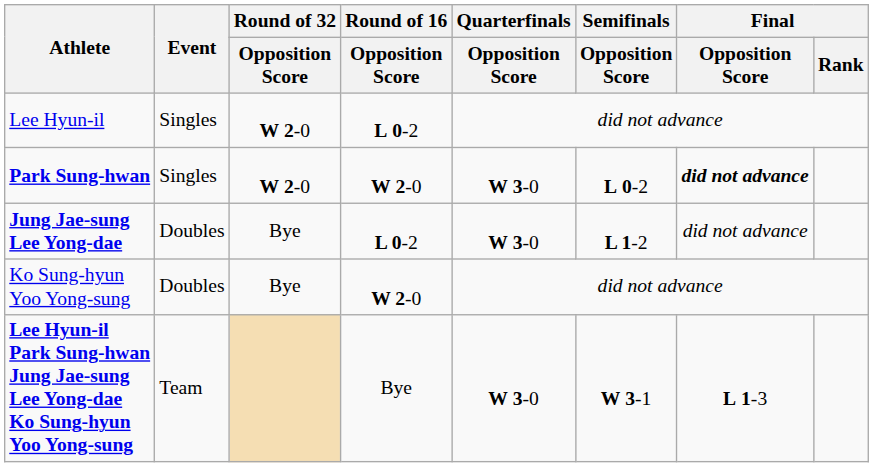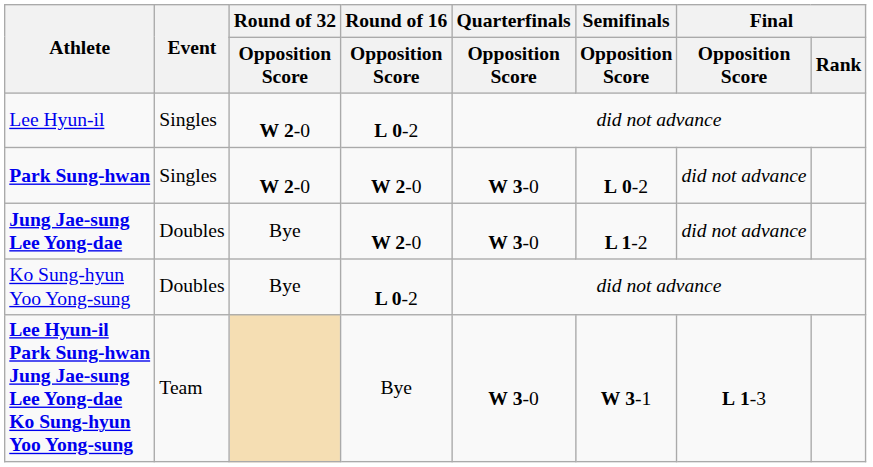(745, 175) bold -> (744, 175) normal
(396, 242) L 0-2 -> (396, 242) W 2-0
(396, 298) W 2-0 -> (396, 298) L 0-2
